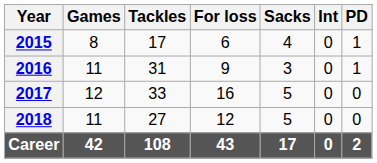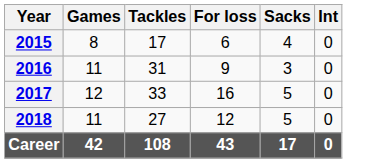- column: (357, 17)
